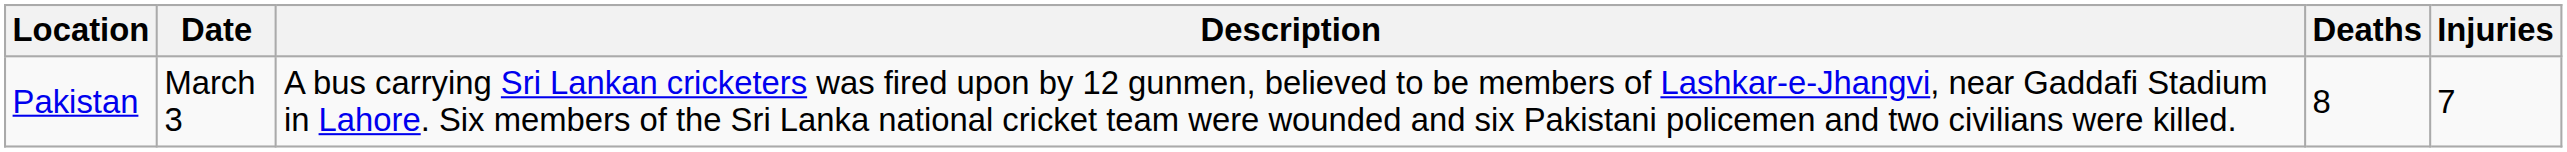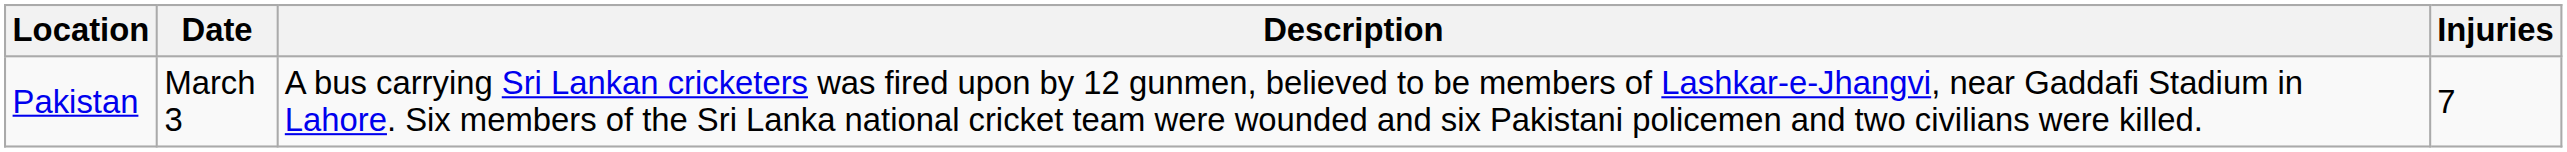- column: (2367, 30)
